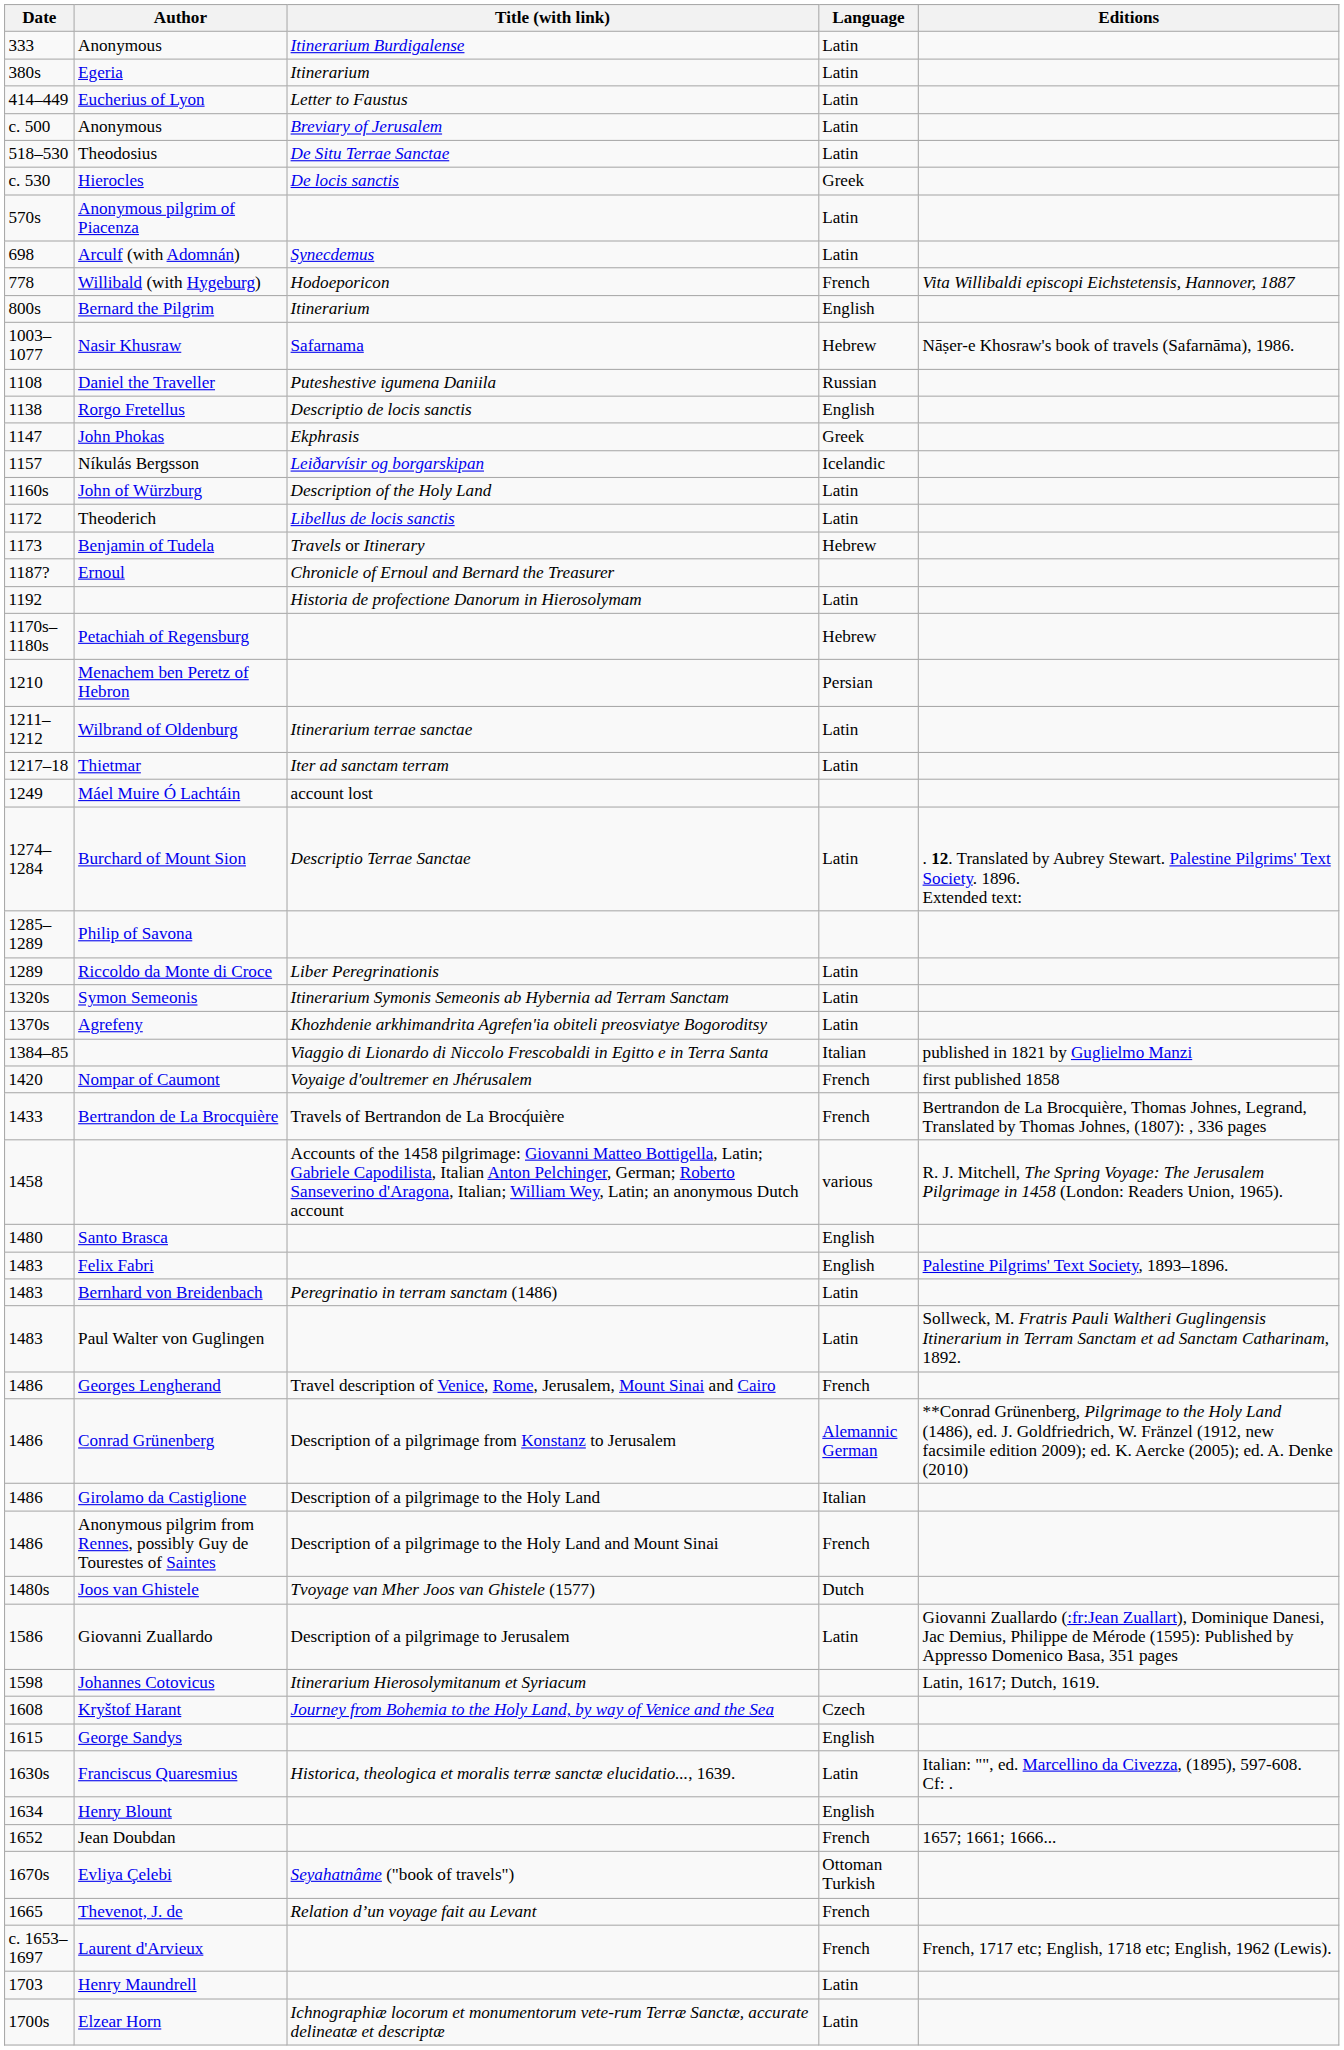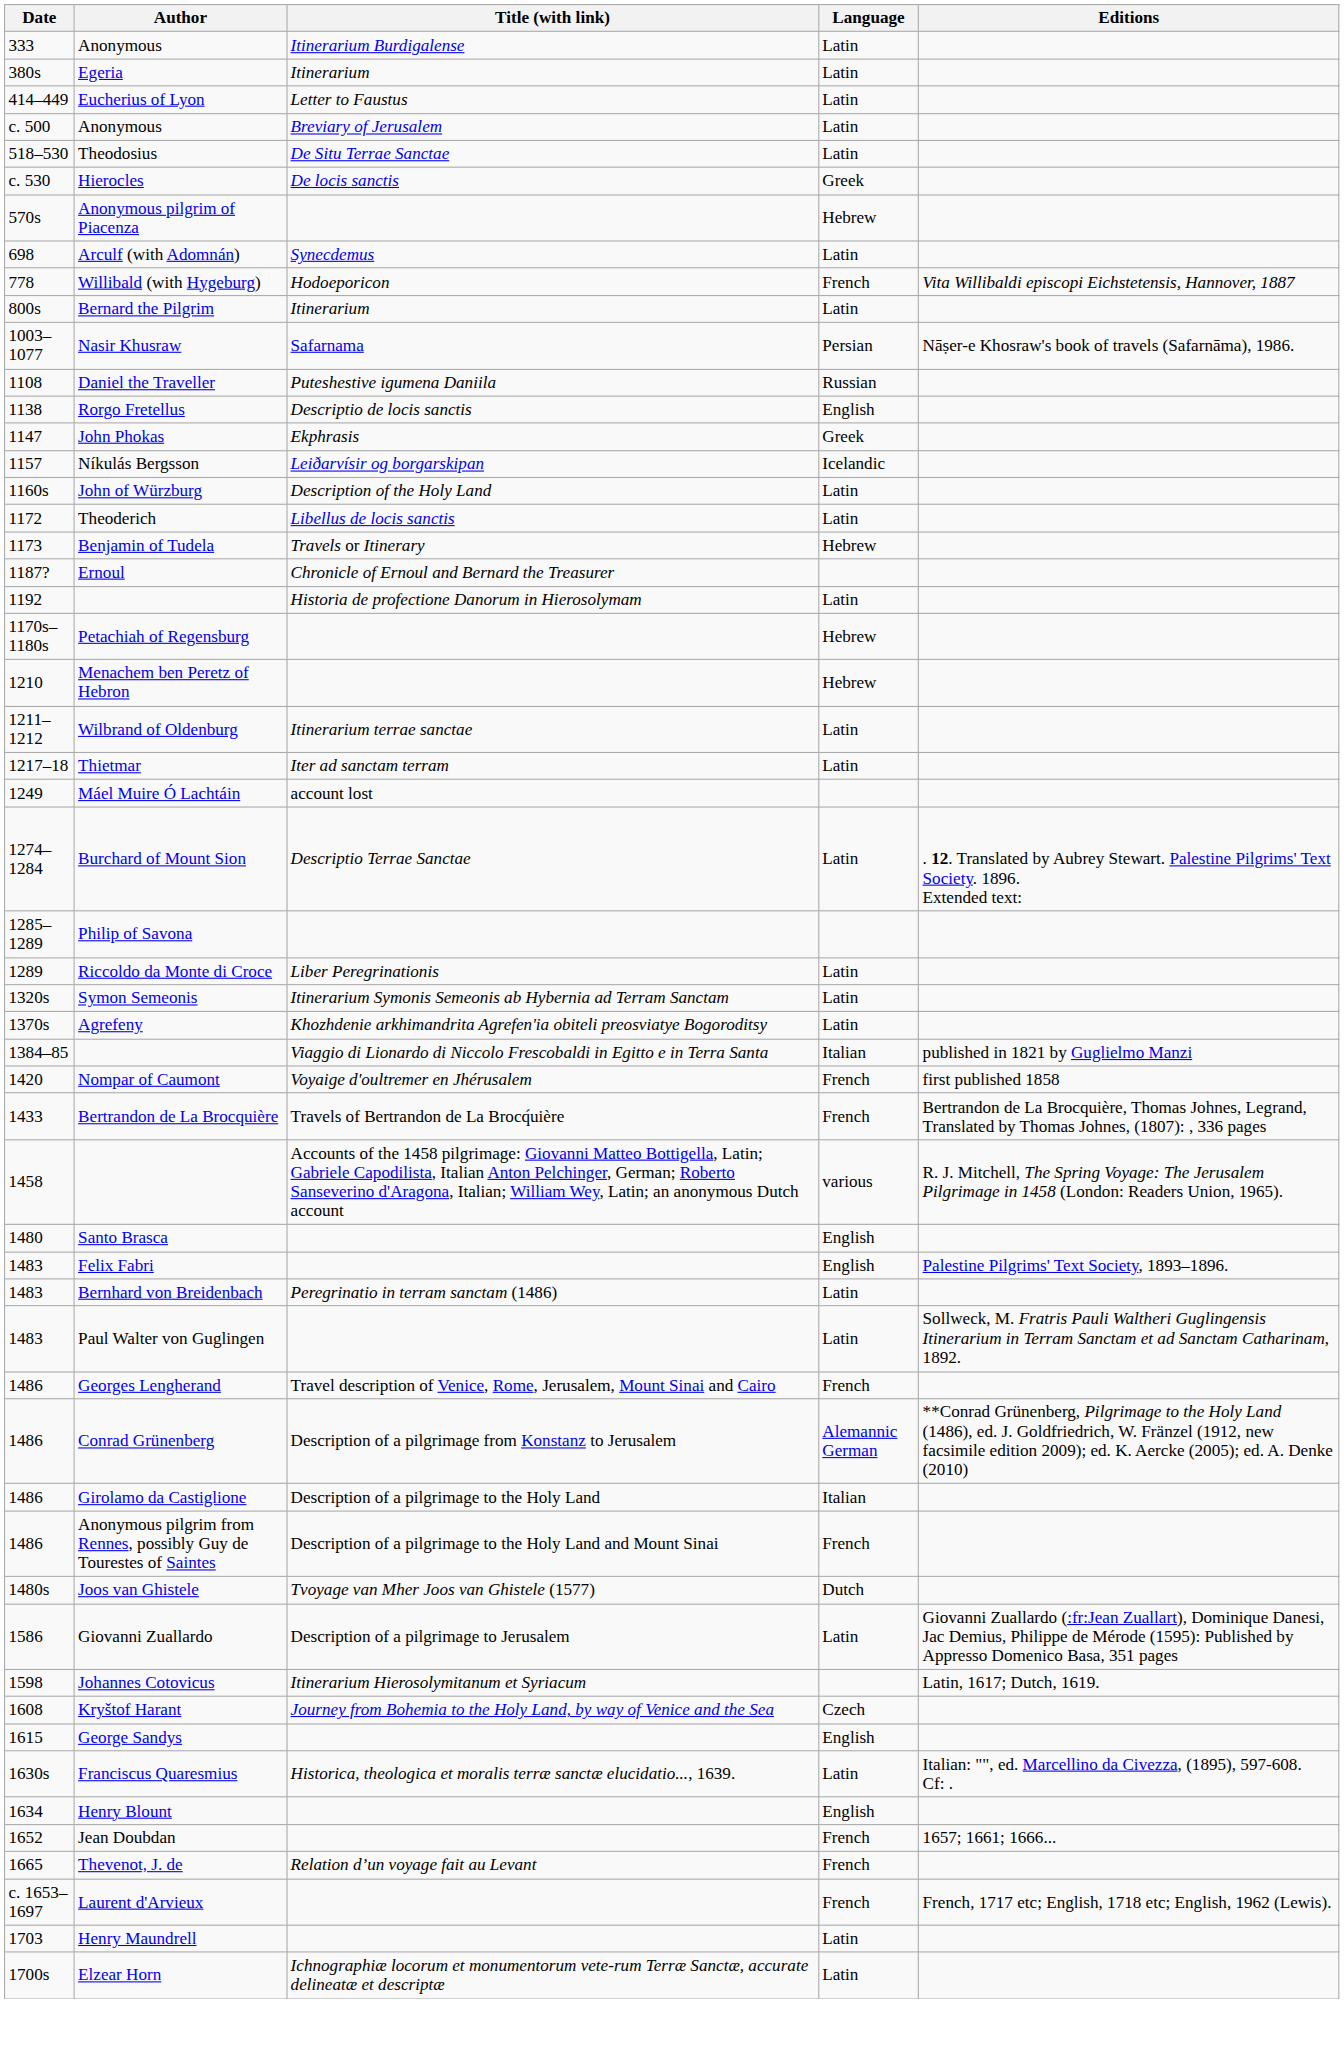(840, 217) Latin -> (849, 217) Hebrew
(848, 308) English -> (840, 308) Latin
(849, 345) Hebrew -> (848, 345) Persian
(848, 682) Persian -> (849, 682) Hebrew
- row: (29, 1874)
